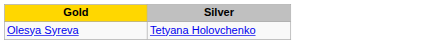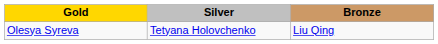+ column: (362, 13)
